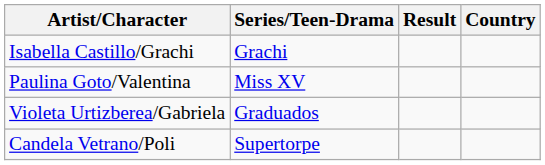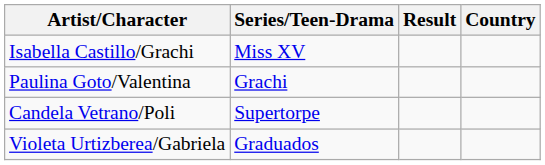(261, 50) Grachi -> (270, 50) Miss XV
(270, 81) Miss XV -> (261, 81) Grachi
rows swapped: (92, 143) <-> (117, 112)
